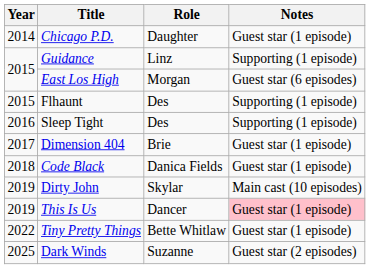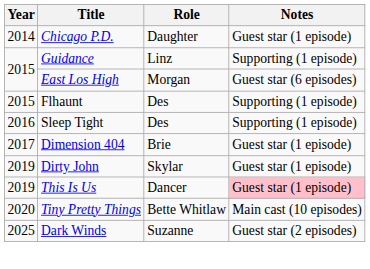- row: (73, 166)
(297, 187) Main cast (10 episodes) -> (292, 166) Guest star (1 episode)
(21, 230) 2022 -> (21, 209) 2020
(292, 230) Guest star (1 episode) -> (297, 209) Main cast (10 episodes)
